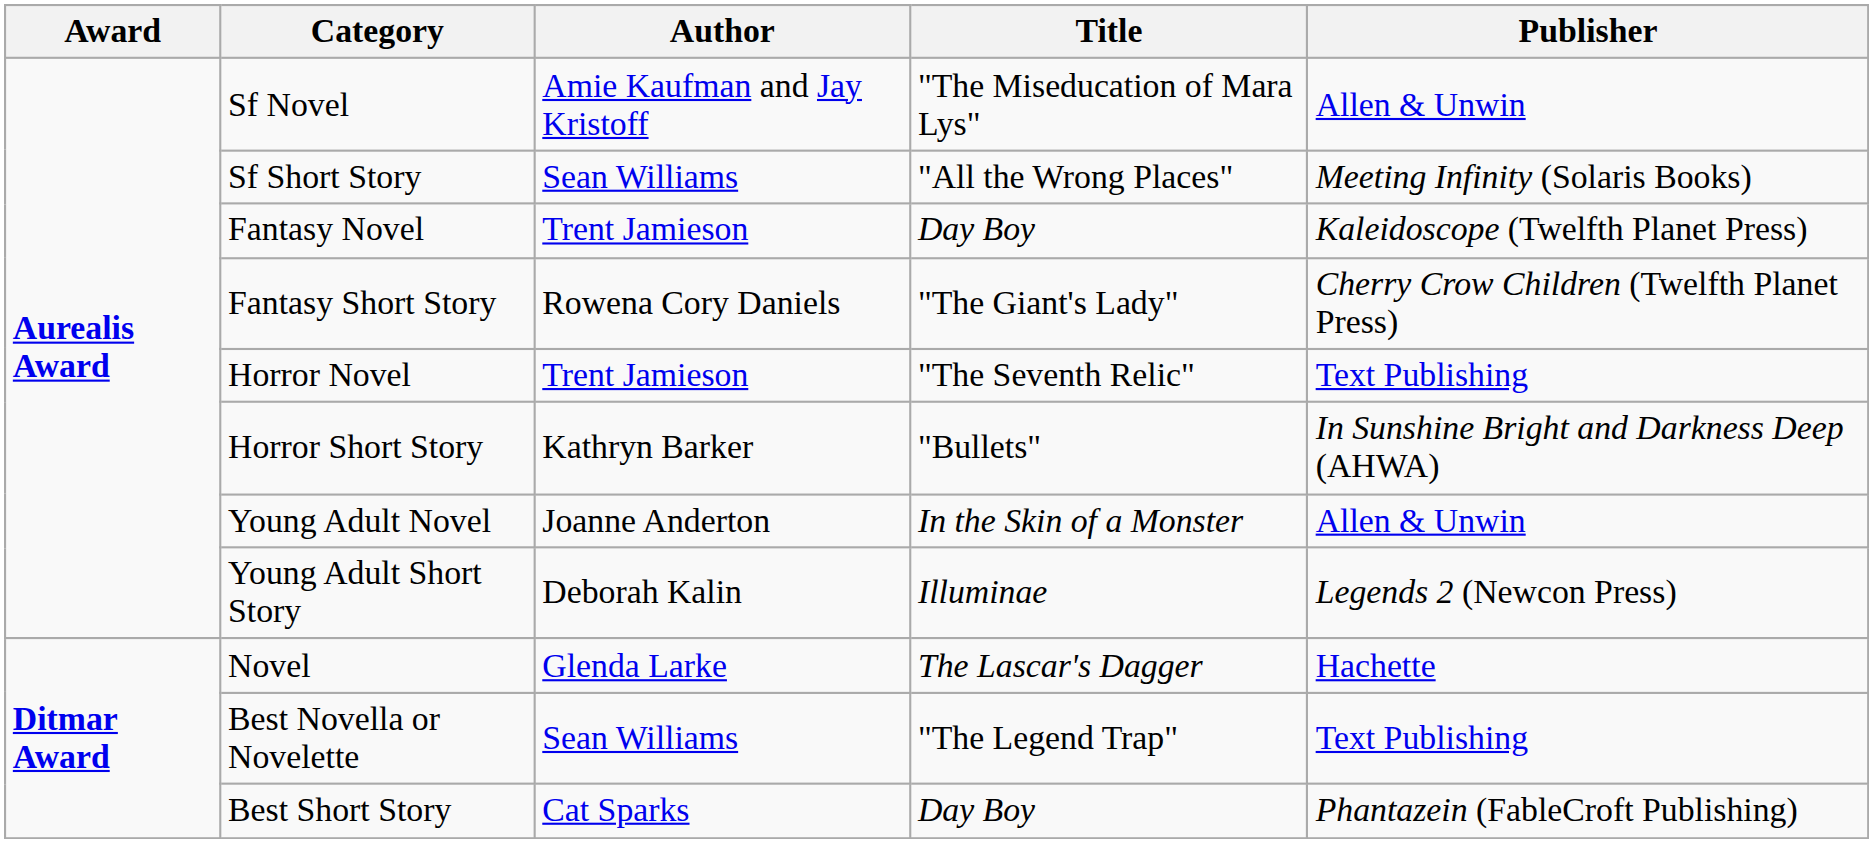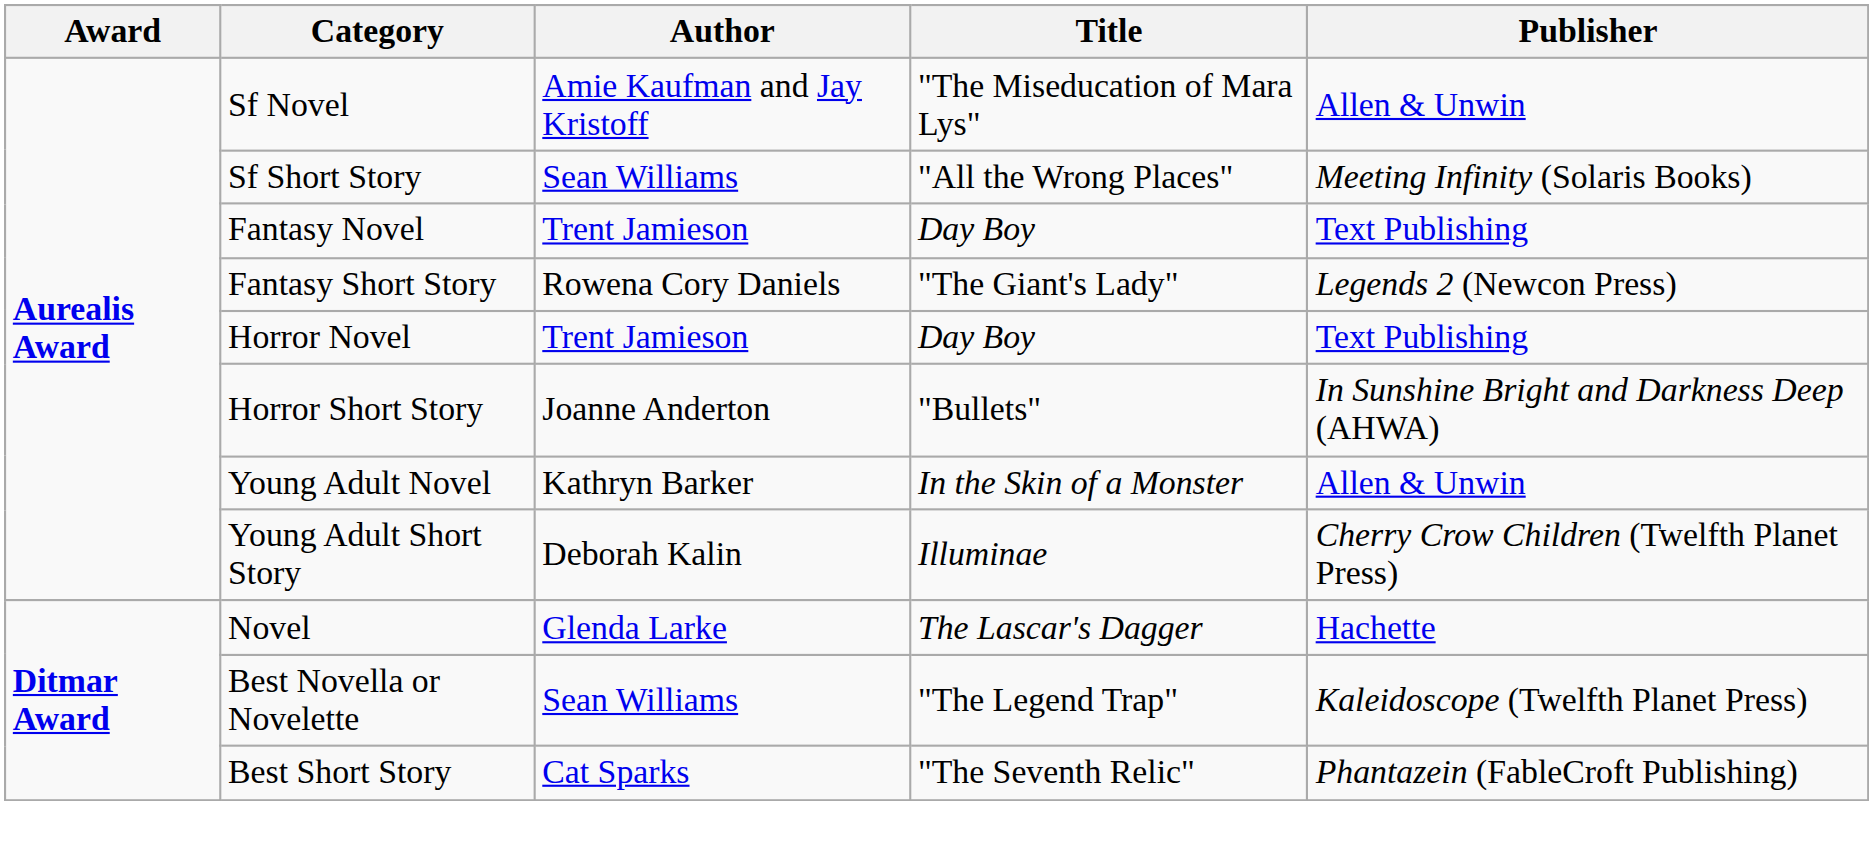(1562, 229) Kaleidoscope (Twelfth Planet Press) -> (1422, 229) Text Publishing
(1577, 302) Cherry Crow Children (Twelfth Planet Press) -> (1496, 283) Legends 2 (Newcon Press)
(1056, 374) "The Seventh Relic" -> (976, 336) Day Boy
(648, 447) Kathryn Barker -> (656, 409) Joanne Anderton
(656, 519) Joanne Anderton -> (648, 482) Kathryn Barker
(1496, 592) Legends 2 (Newcon Press) -> (1577, 554) Cherry Crow Children (Twelfth Planet Press)
(1422, 737) Text Publishing -> (1562, 699) Kaleidoscope (Twelfth Planet Press)
(976, 810) Day Boy -> (1056, 772) "The Seventh Relic"
